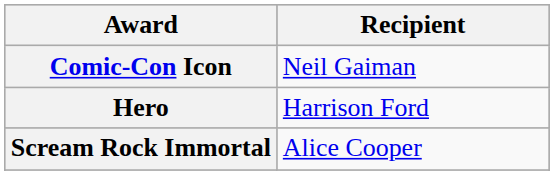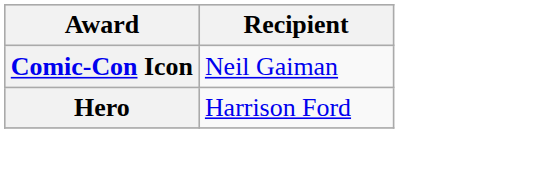- row: (141, 148)
